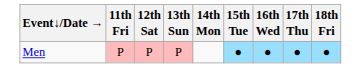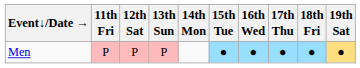+ column: (341, 23)
